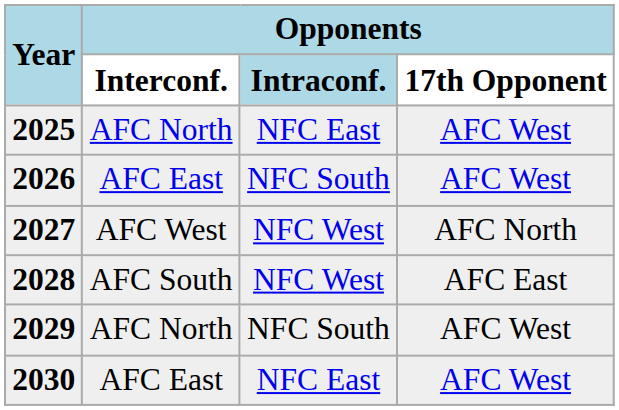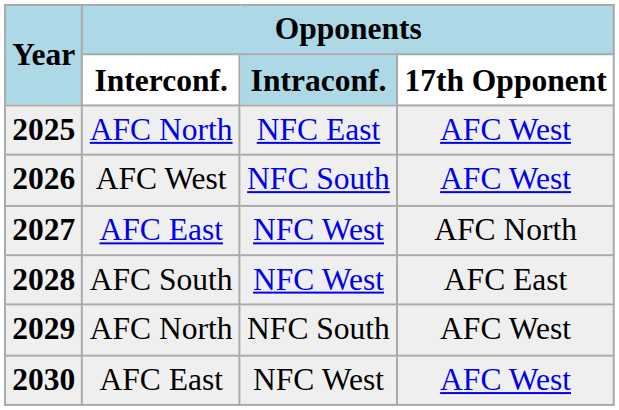(161, 179) AFC East -> (161, 179) AFC West
(161, 229) AFC West -> (161, 229) AFC East
(318, 379) NFC East -> (318, 379) NFC West
